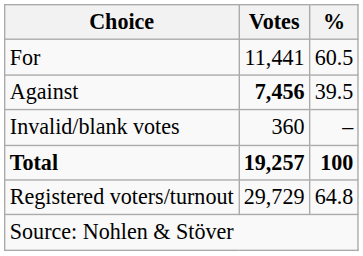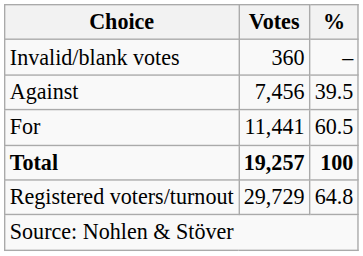rows swapped: (25, 57) <-> (95, 127)
(280, 92) bold -> (280, 92) normal
